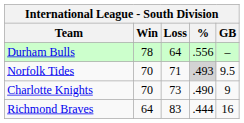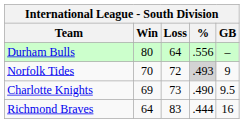(147, 52) 78 -> (147, 52) 80
(175, 71) 71 -> (175, 71) 72
(228, 71) 9.5 -> (228, 71) 9
(147, 90) 70 -> (147, 90) 69
(228, 90) 9 -> (228, 90) 9.5
